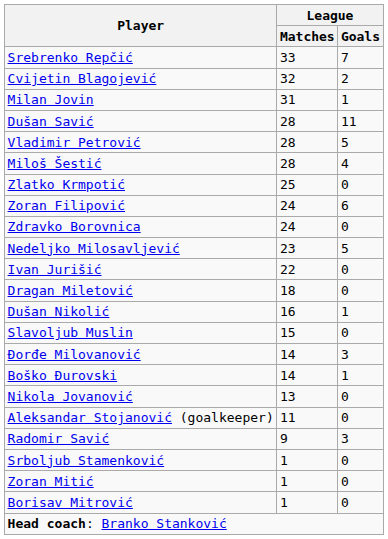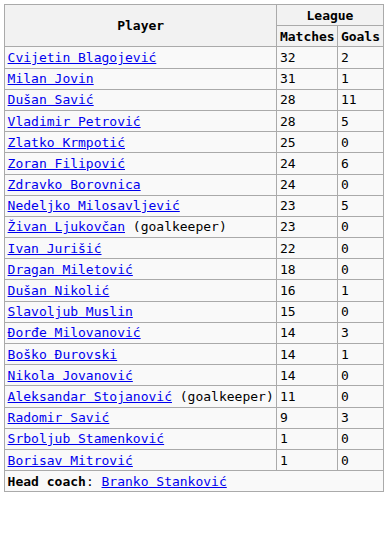- row: (70, 57)
- row: (55, 163)
+ row: (117, 227)
(288, 396) 13 -> (288, 375) 14
- row: (51, 481)
